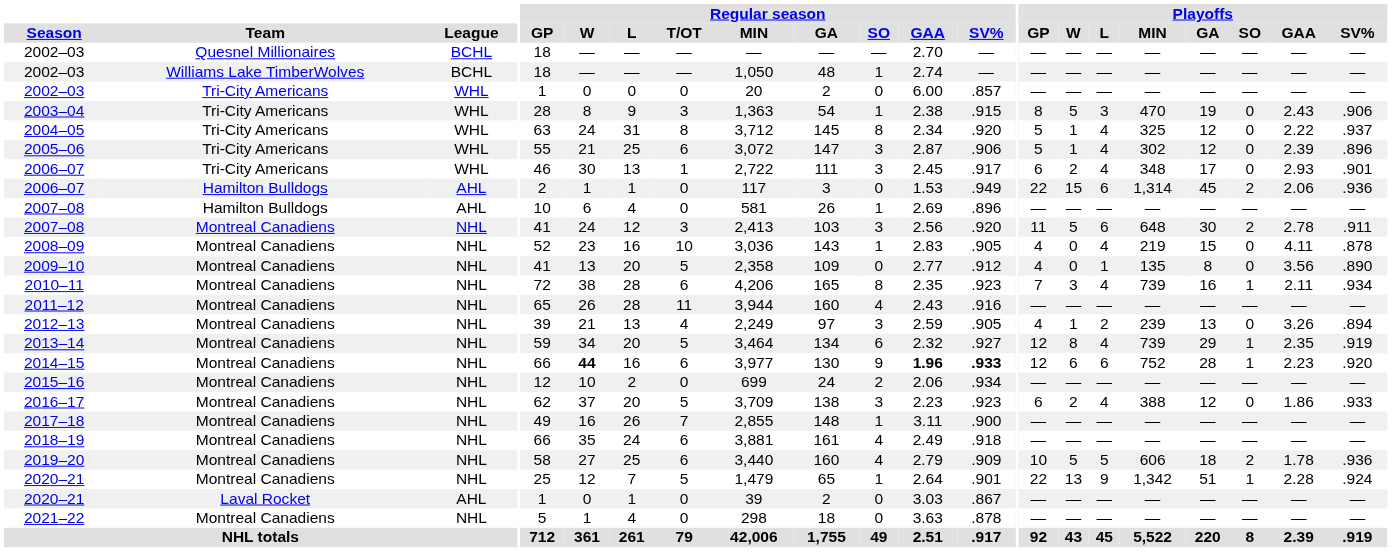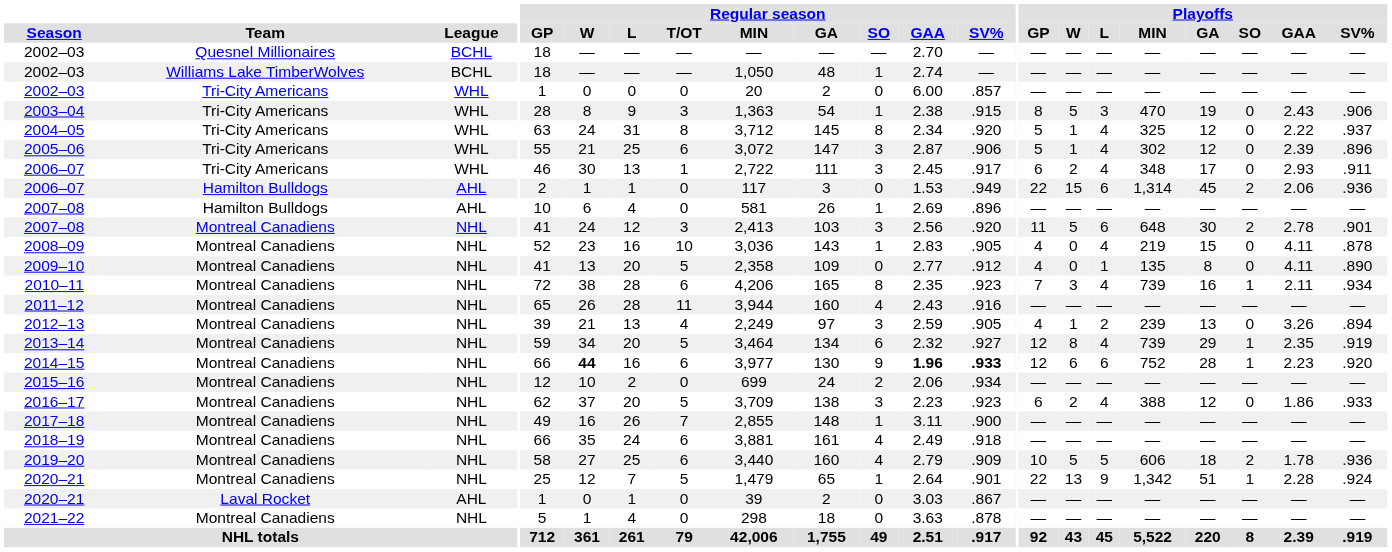(1357, 168) .901 -> (1357, 168) .911
(1357, 227) .911 -> (1357, 227) .901
(1299, 265) 3.56 -> (1299, 265) 4.11
